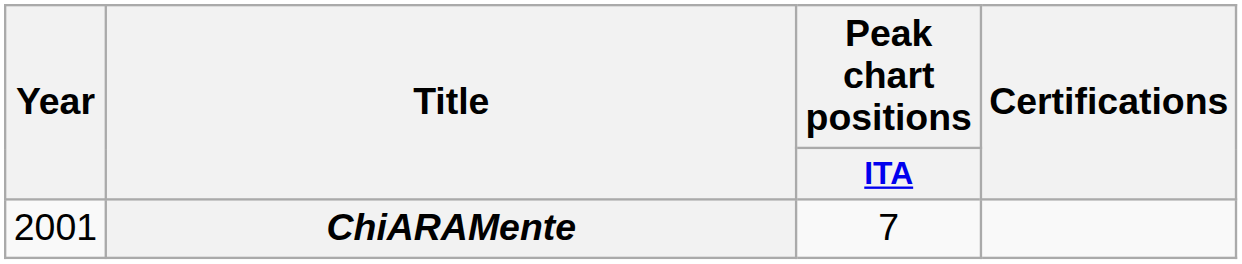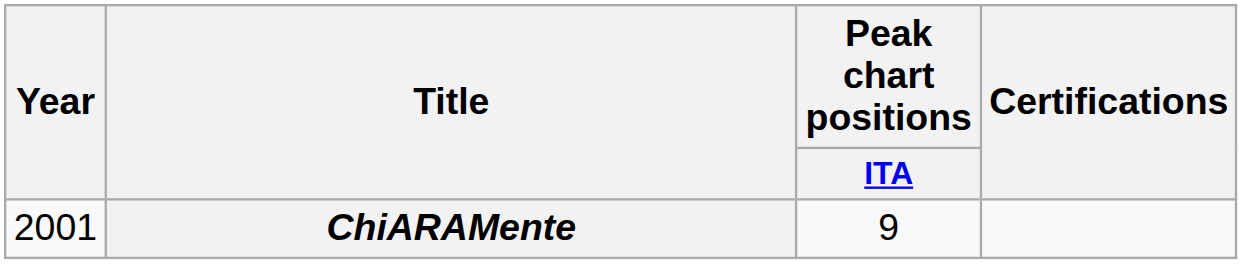(889, 227) 7 -> (889, 227) 9
